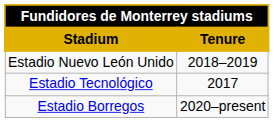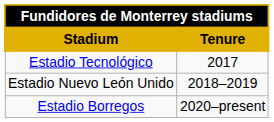rows swapped: (91, 84) <-> (91, 62)
